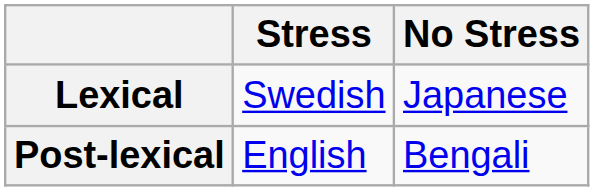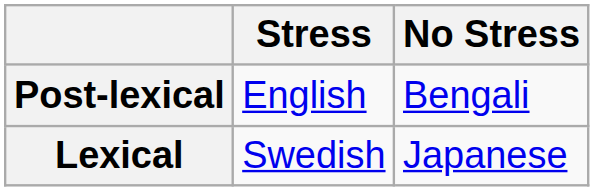rows swapped: (119, 94) <-> (119, 154)
